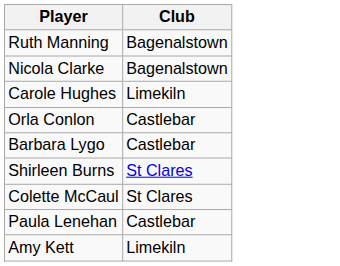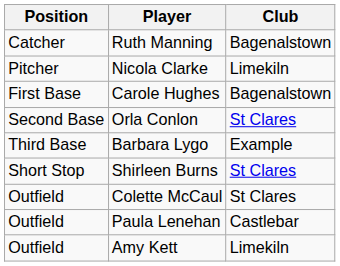+ column: (56, 17)
(177, 68) Bagenalstown -> (259, 68) Limekiln
(156, 94) Limekiln -> (280, 94) Bagenalstown
(161, 119) Castlebar -> (263, 119) St Clares
(161, 145) Castlebar -> (261, 145) Example
